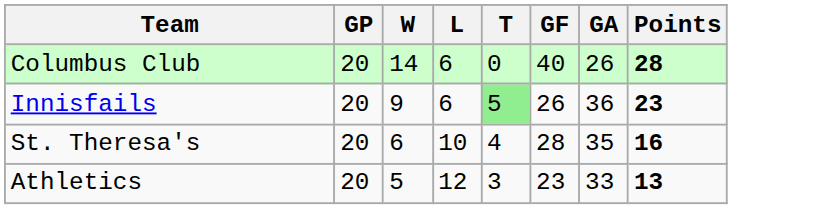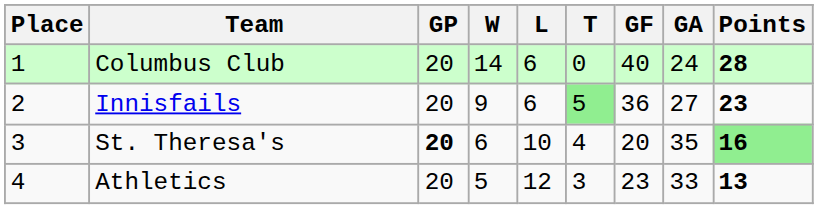+ column: (47, 25)
(600, 64) 26 -> (684, 64) 24
(551, 104) 26 -> (635, 104) 36
(600, 104) 36 -> (684, 104) 27
(355, 144) normal -> (439, 144) bold
(551, 144) 28 -> (635, 144) 20
(649, 144) no background -> (733, 144) lightgreen background
